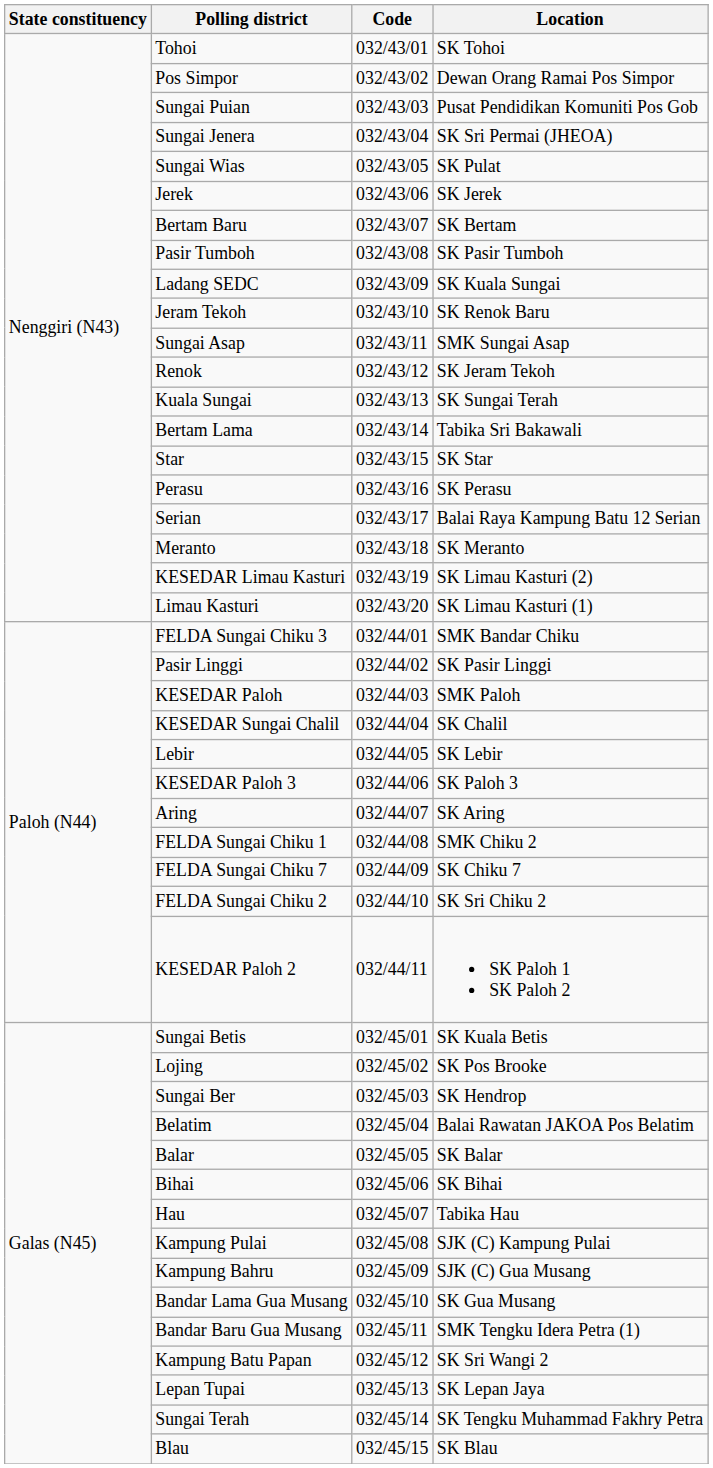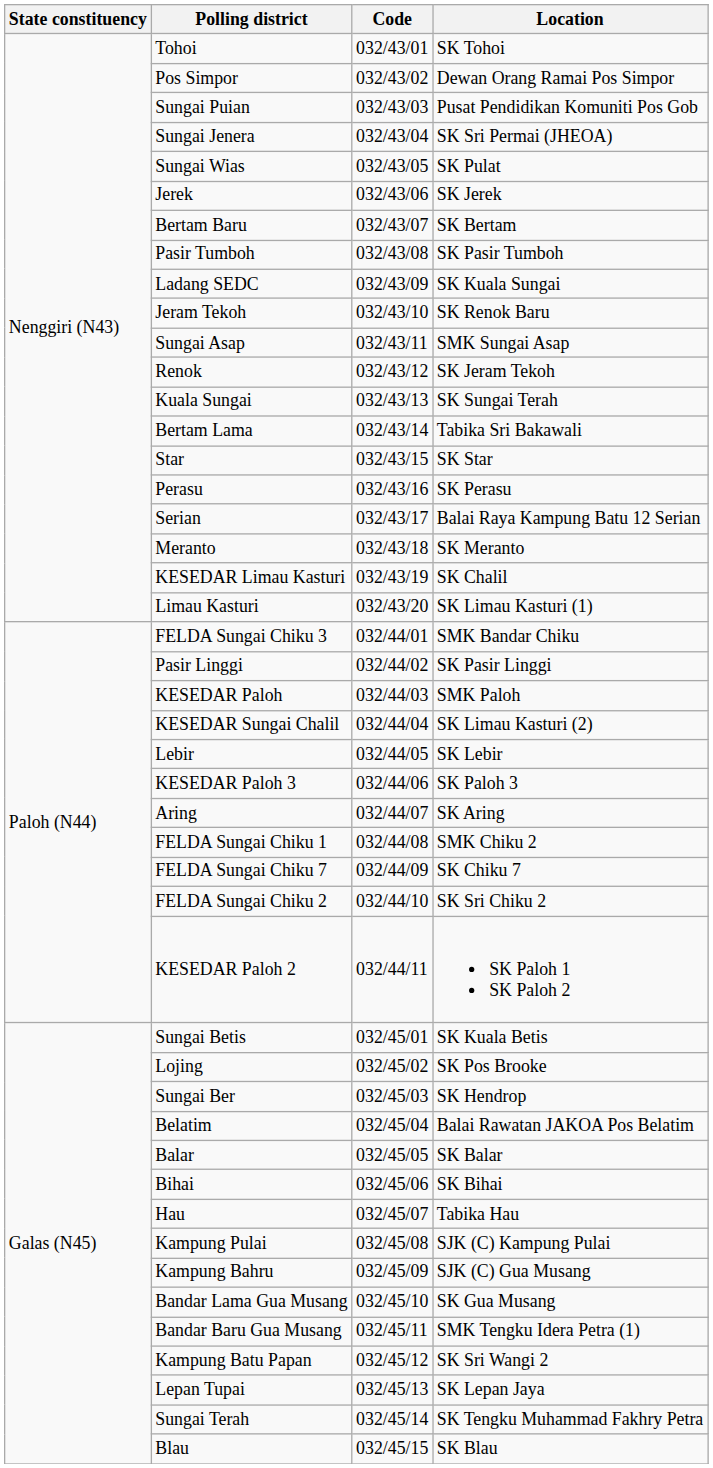(515, 577) SK Limau Kasturi (2) -> (472, 577) SK Chalil
(472, 724) SK Chalil -> (515, 724) SK Limau Kasturi (2)
